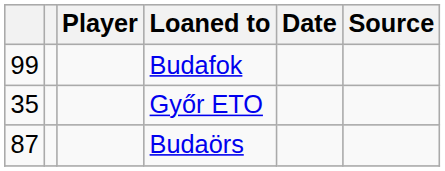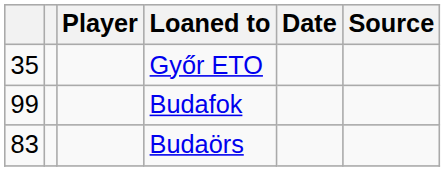rows swapped: (196, 64) <-> (206, 104)
(25, 144) 87 -> (25, 144) 83
